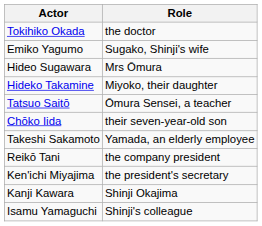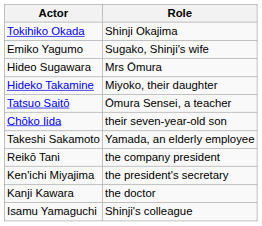(130, 31) the doctor -> (141, 31) Shinji Okajima
(141, 193) Shinji Okajima -> (130, 193) the doctor
